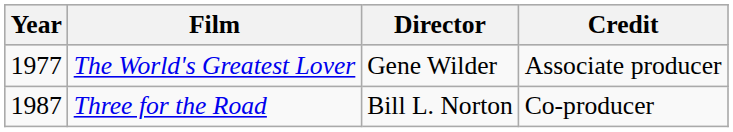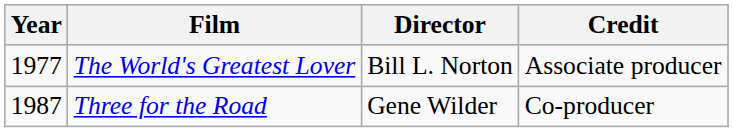(432, 65) Gene Wilder -> (440, 65) Bill L. Norton
(440, 106) Bill L. Norton -> (432, 106) Gene Wilder
